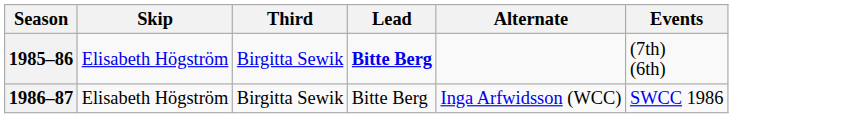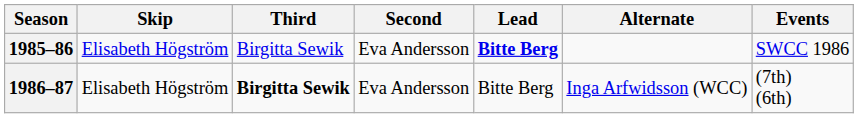+ column: (414, 19)
(648, 58) (7th) (6th) -> (803, 48) SWCC 1986
(290, 98) normal -> (293, 87) bold
(677, 98) SWCC 1986 -> (774, 87) (7th) (6th)
